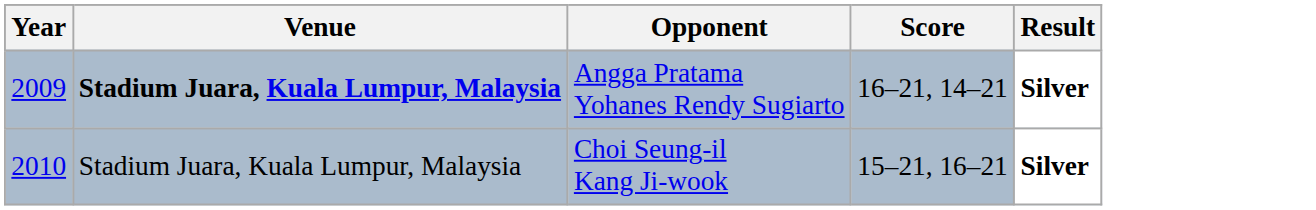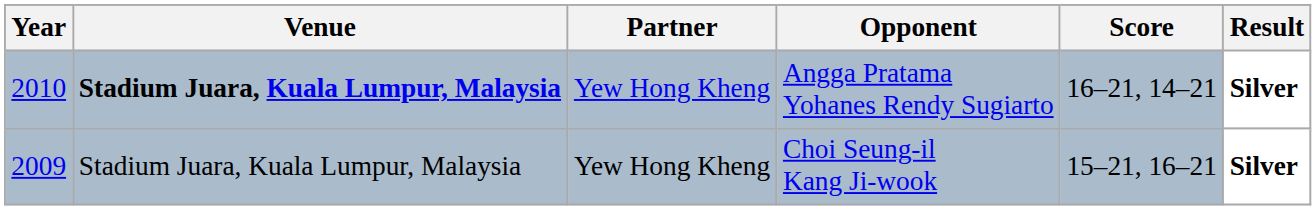+ column: (672, 27)
(39, 88) 2009 -> (39, 88) 2010
(39, 166) 2010 -> (39, 166) 2009
